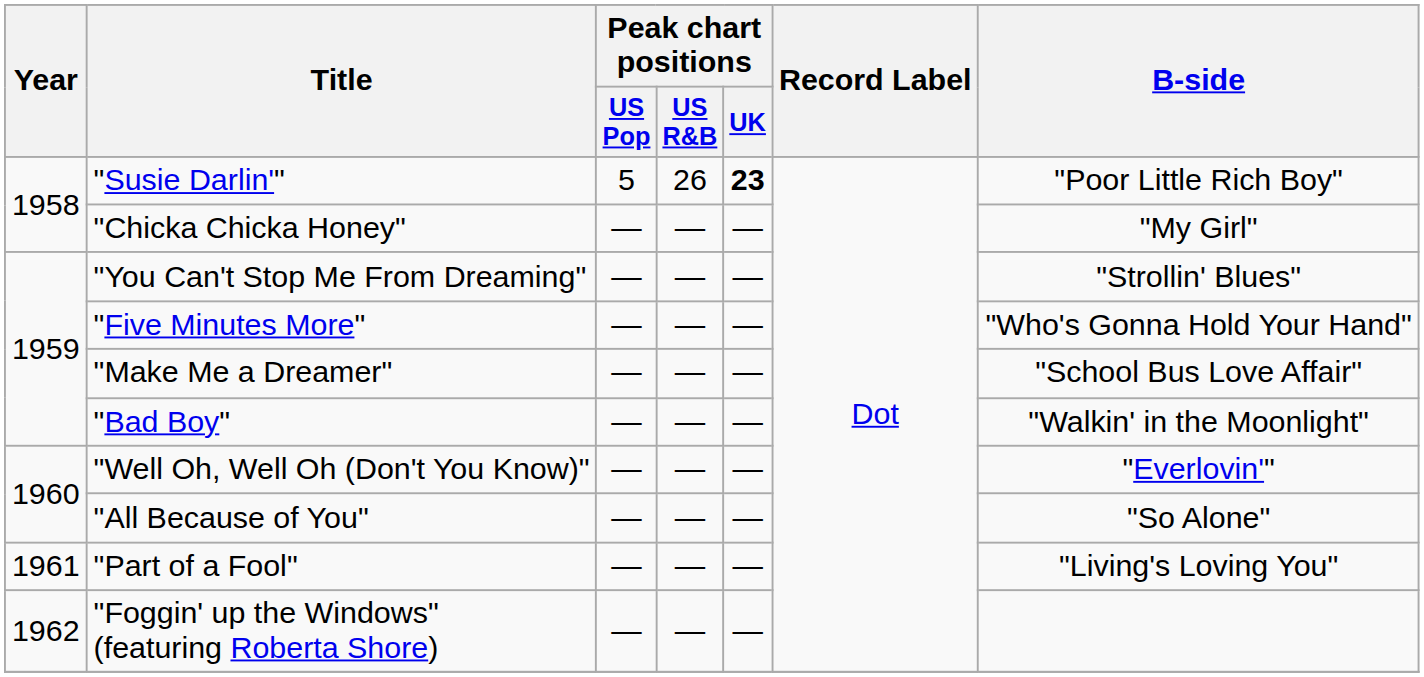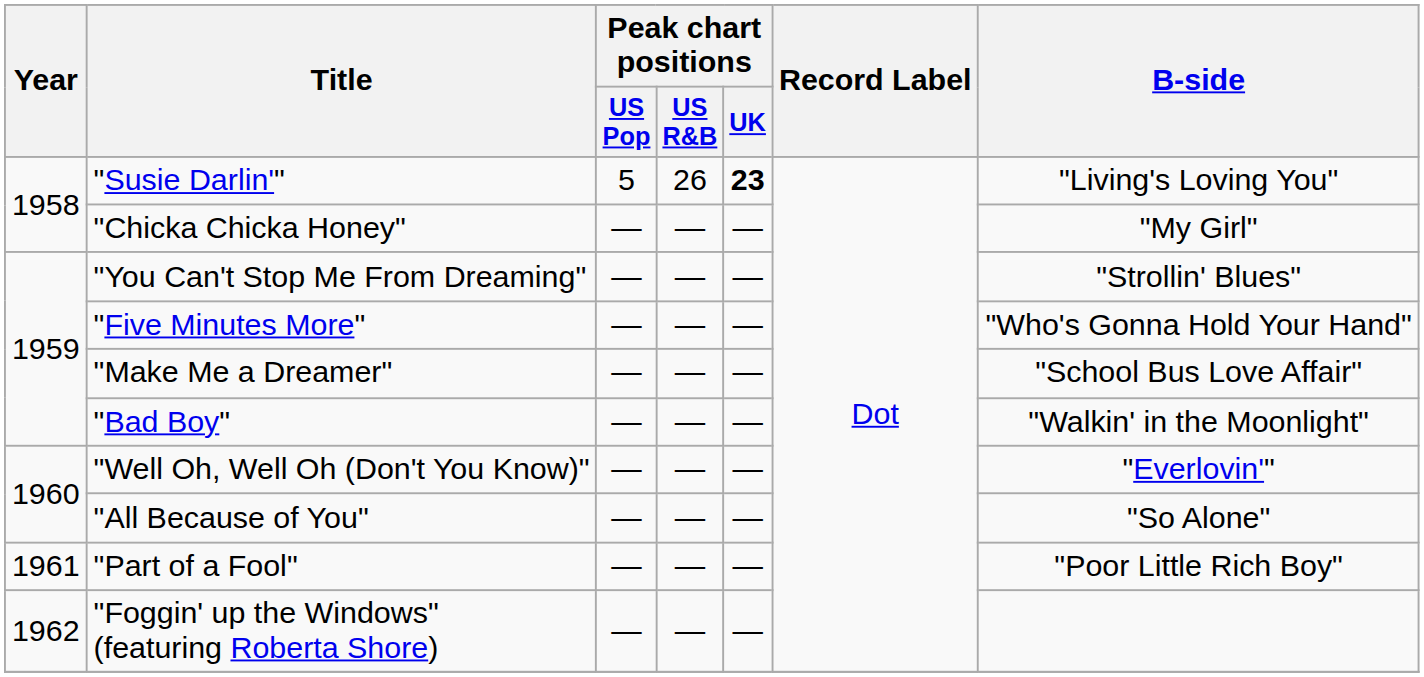(1199, 180) "Poor Little Rich Boy" -> (1199, 180) "Living's Loving You"
(1199, 565) "Living's Loving You" -> (1199, 565) "Poor Little Rich Boy"
